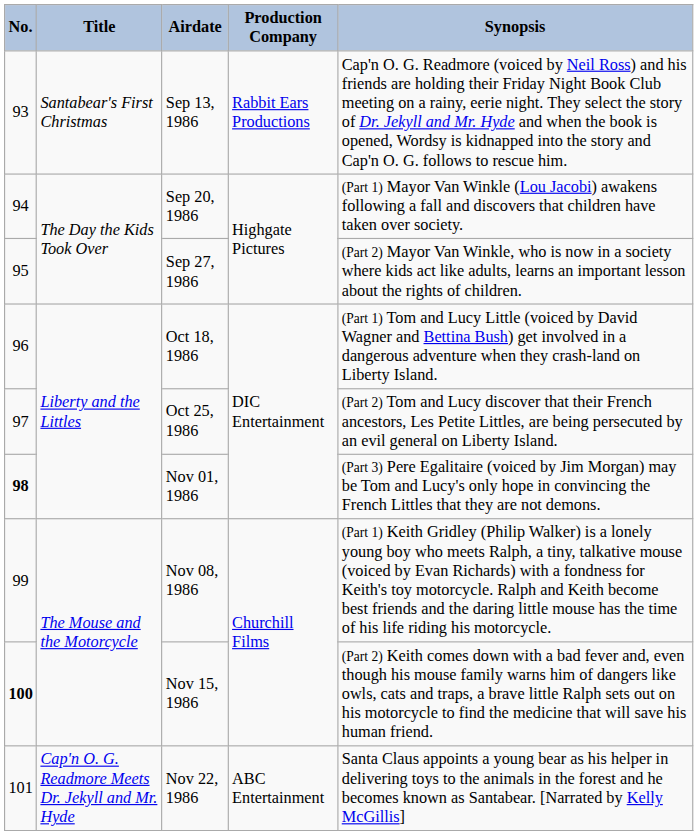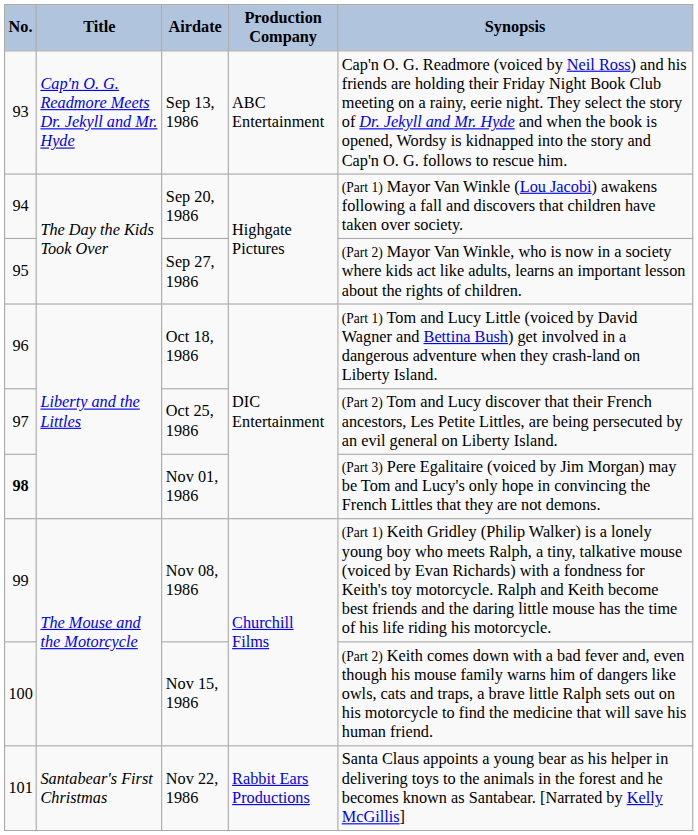(97, 112) Santabear's First Christmas -> (99, 112) Cap'n O. G. Readmore Meets Dr. Jekyll and Mr. Hyde
(271, 112) Rabbit Ears Productions -> (278, 112) ABC Entertainment
(21, 694) bold -> (21, 694) normal
(99, 788) Cap'n O. G. Readmore Meets Dr. Jekyll and Mr. Hyde -> (97, 788) Santabear's First Christmas
(278, 788) ABC Entertainment -> (271, 788) Rabbit Ears Productions
